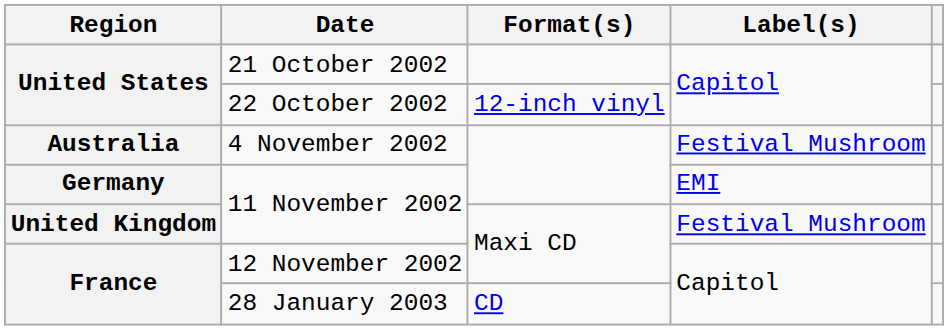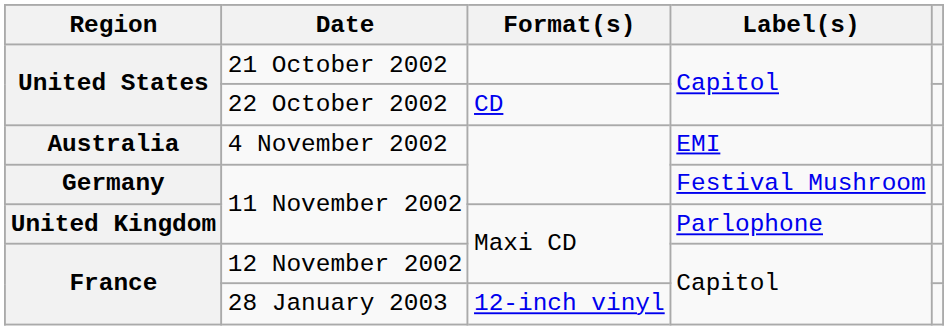(569, 105) 12-inch vinyl -> (489, 105) CD
(801, 144) Festival Mushroom -> (698, 144) EMI
(698, 184) EMI -> (801, 184) Festival Mushroom
(801, 224) Festival Mushroom -> (750, 224) Parlophone
(489, 304) CD -> (569, 304) 12-inch vinyl
